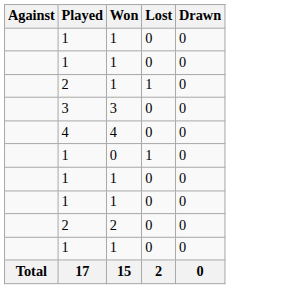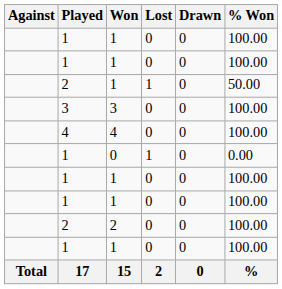+ column: (251, 16)
